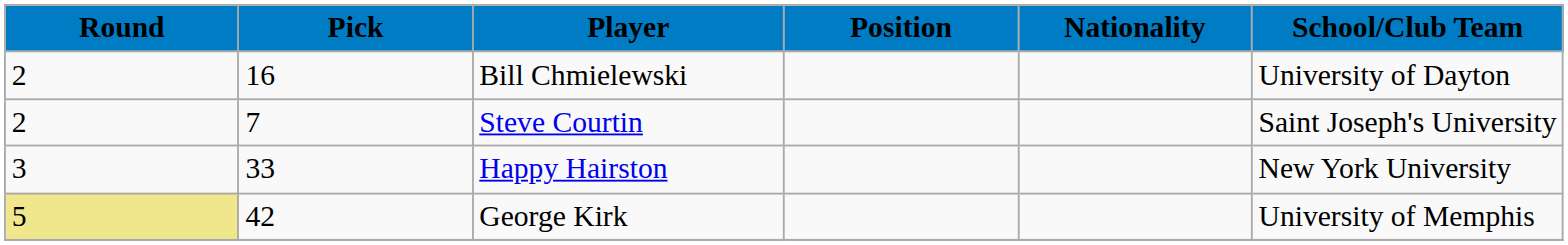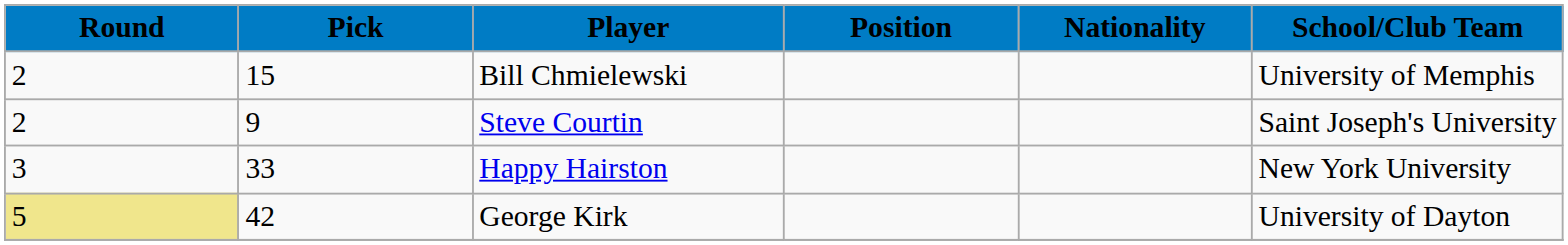(260, 74) 16 -> (260, 74) 15
(1384, 74) University of Dayton -> (1397, 74) University of Memphis
(253, 121) 7 -> (253, 121) 9
(1397, 215) University of Memphis -> (1384, 215) University of Dayton
